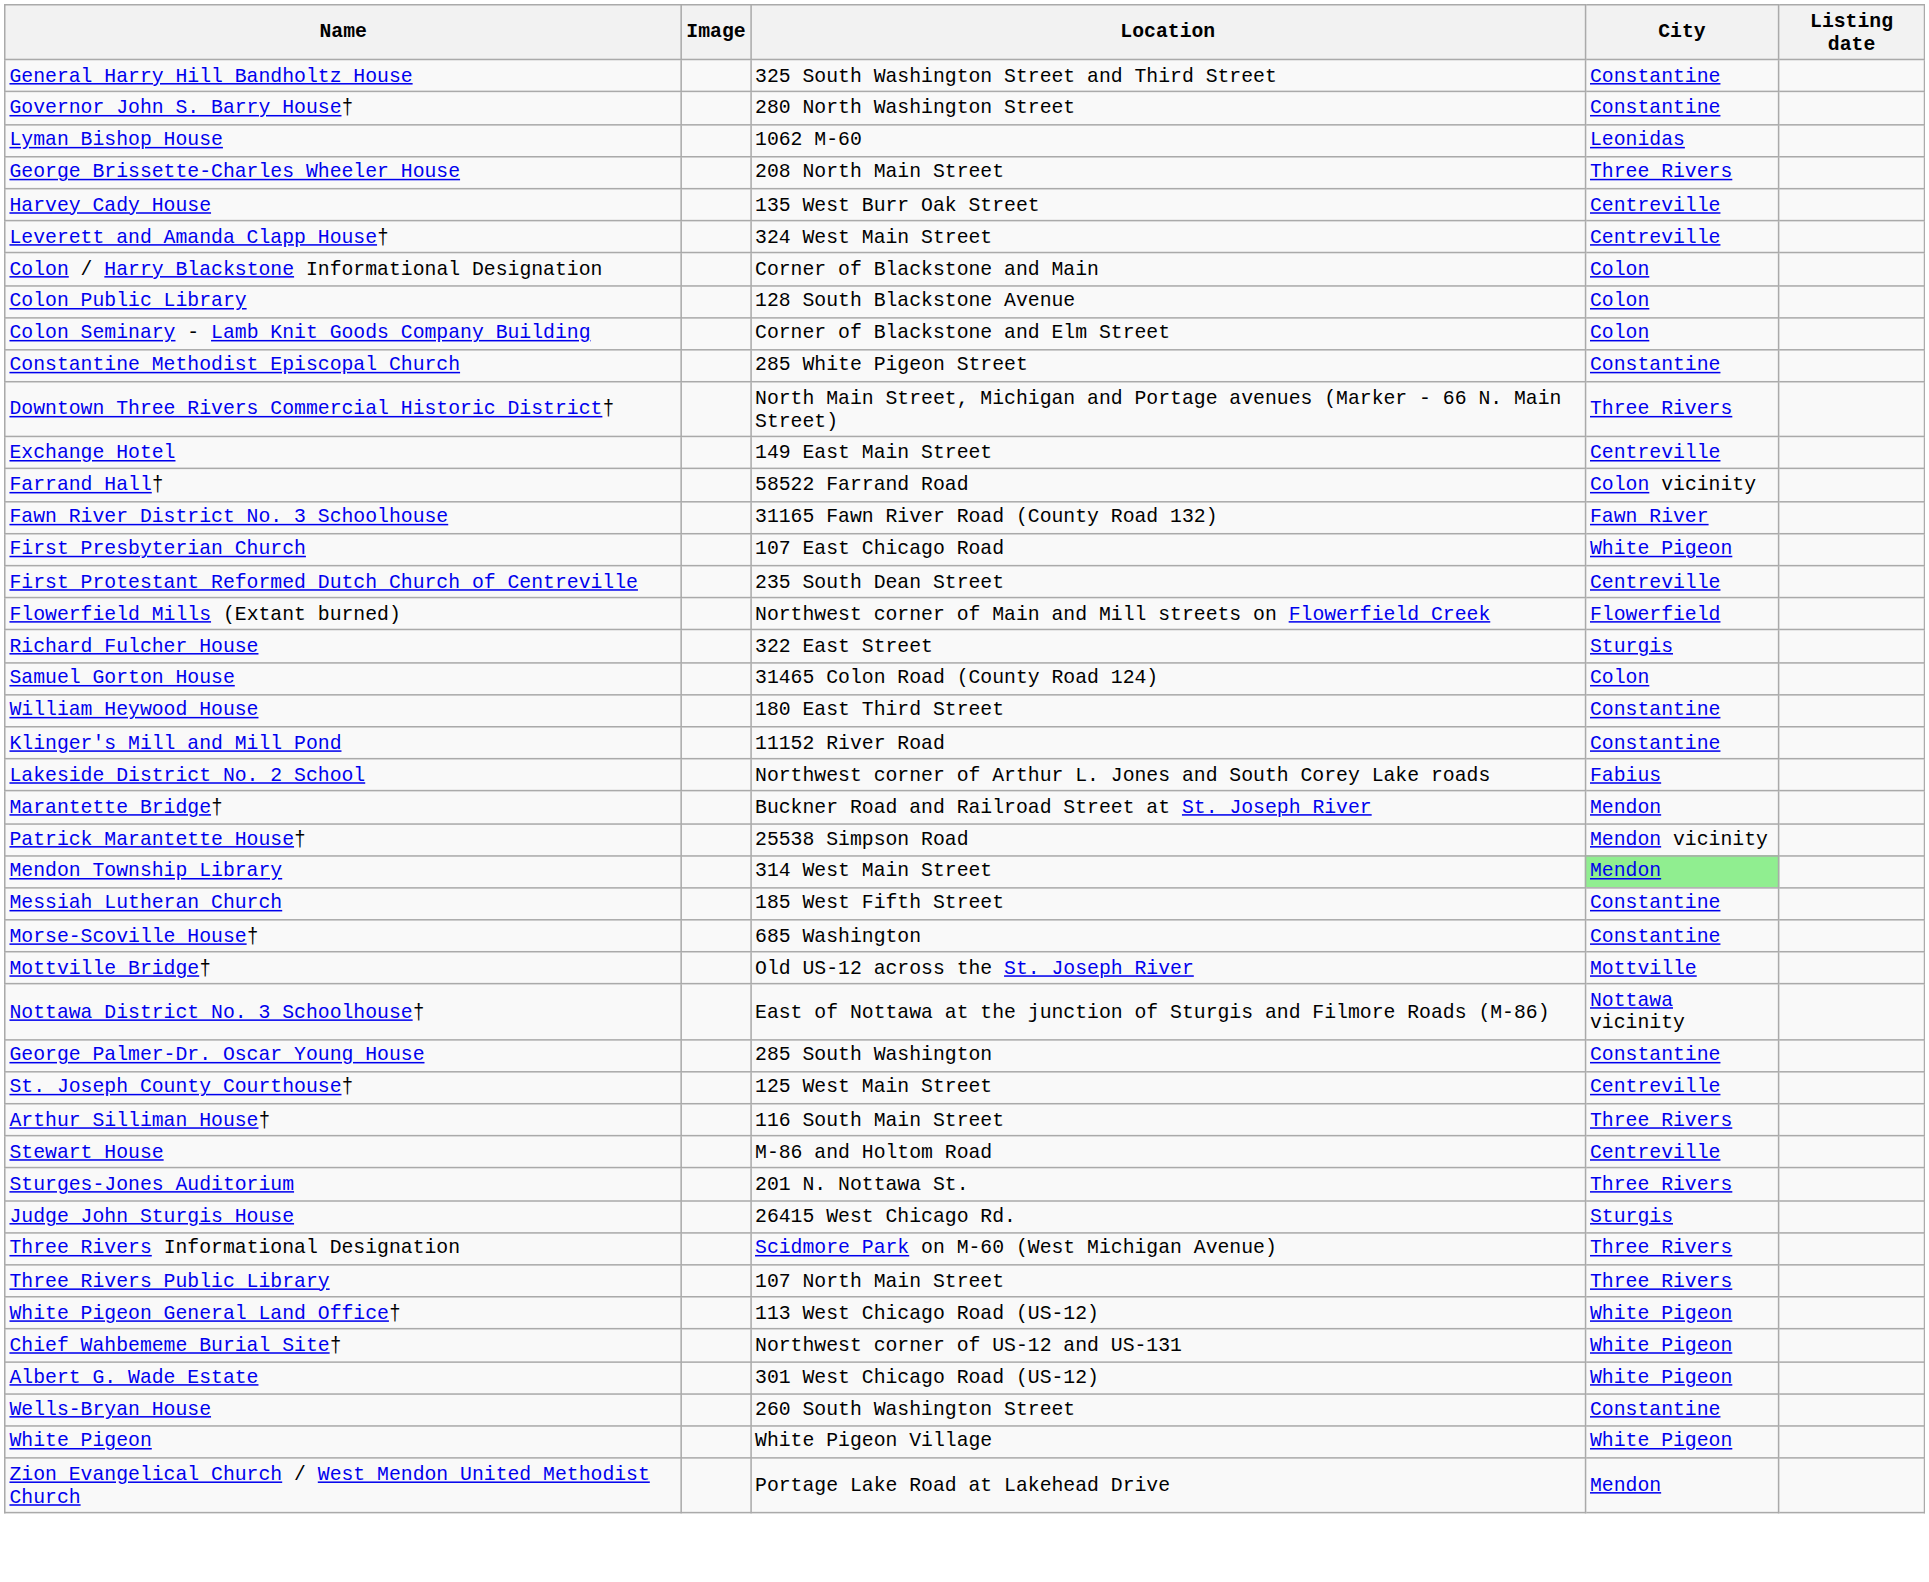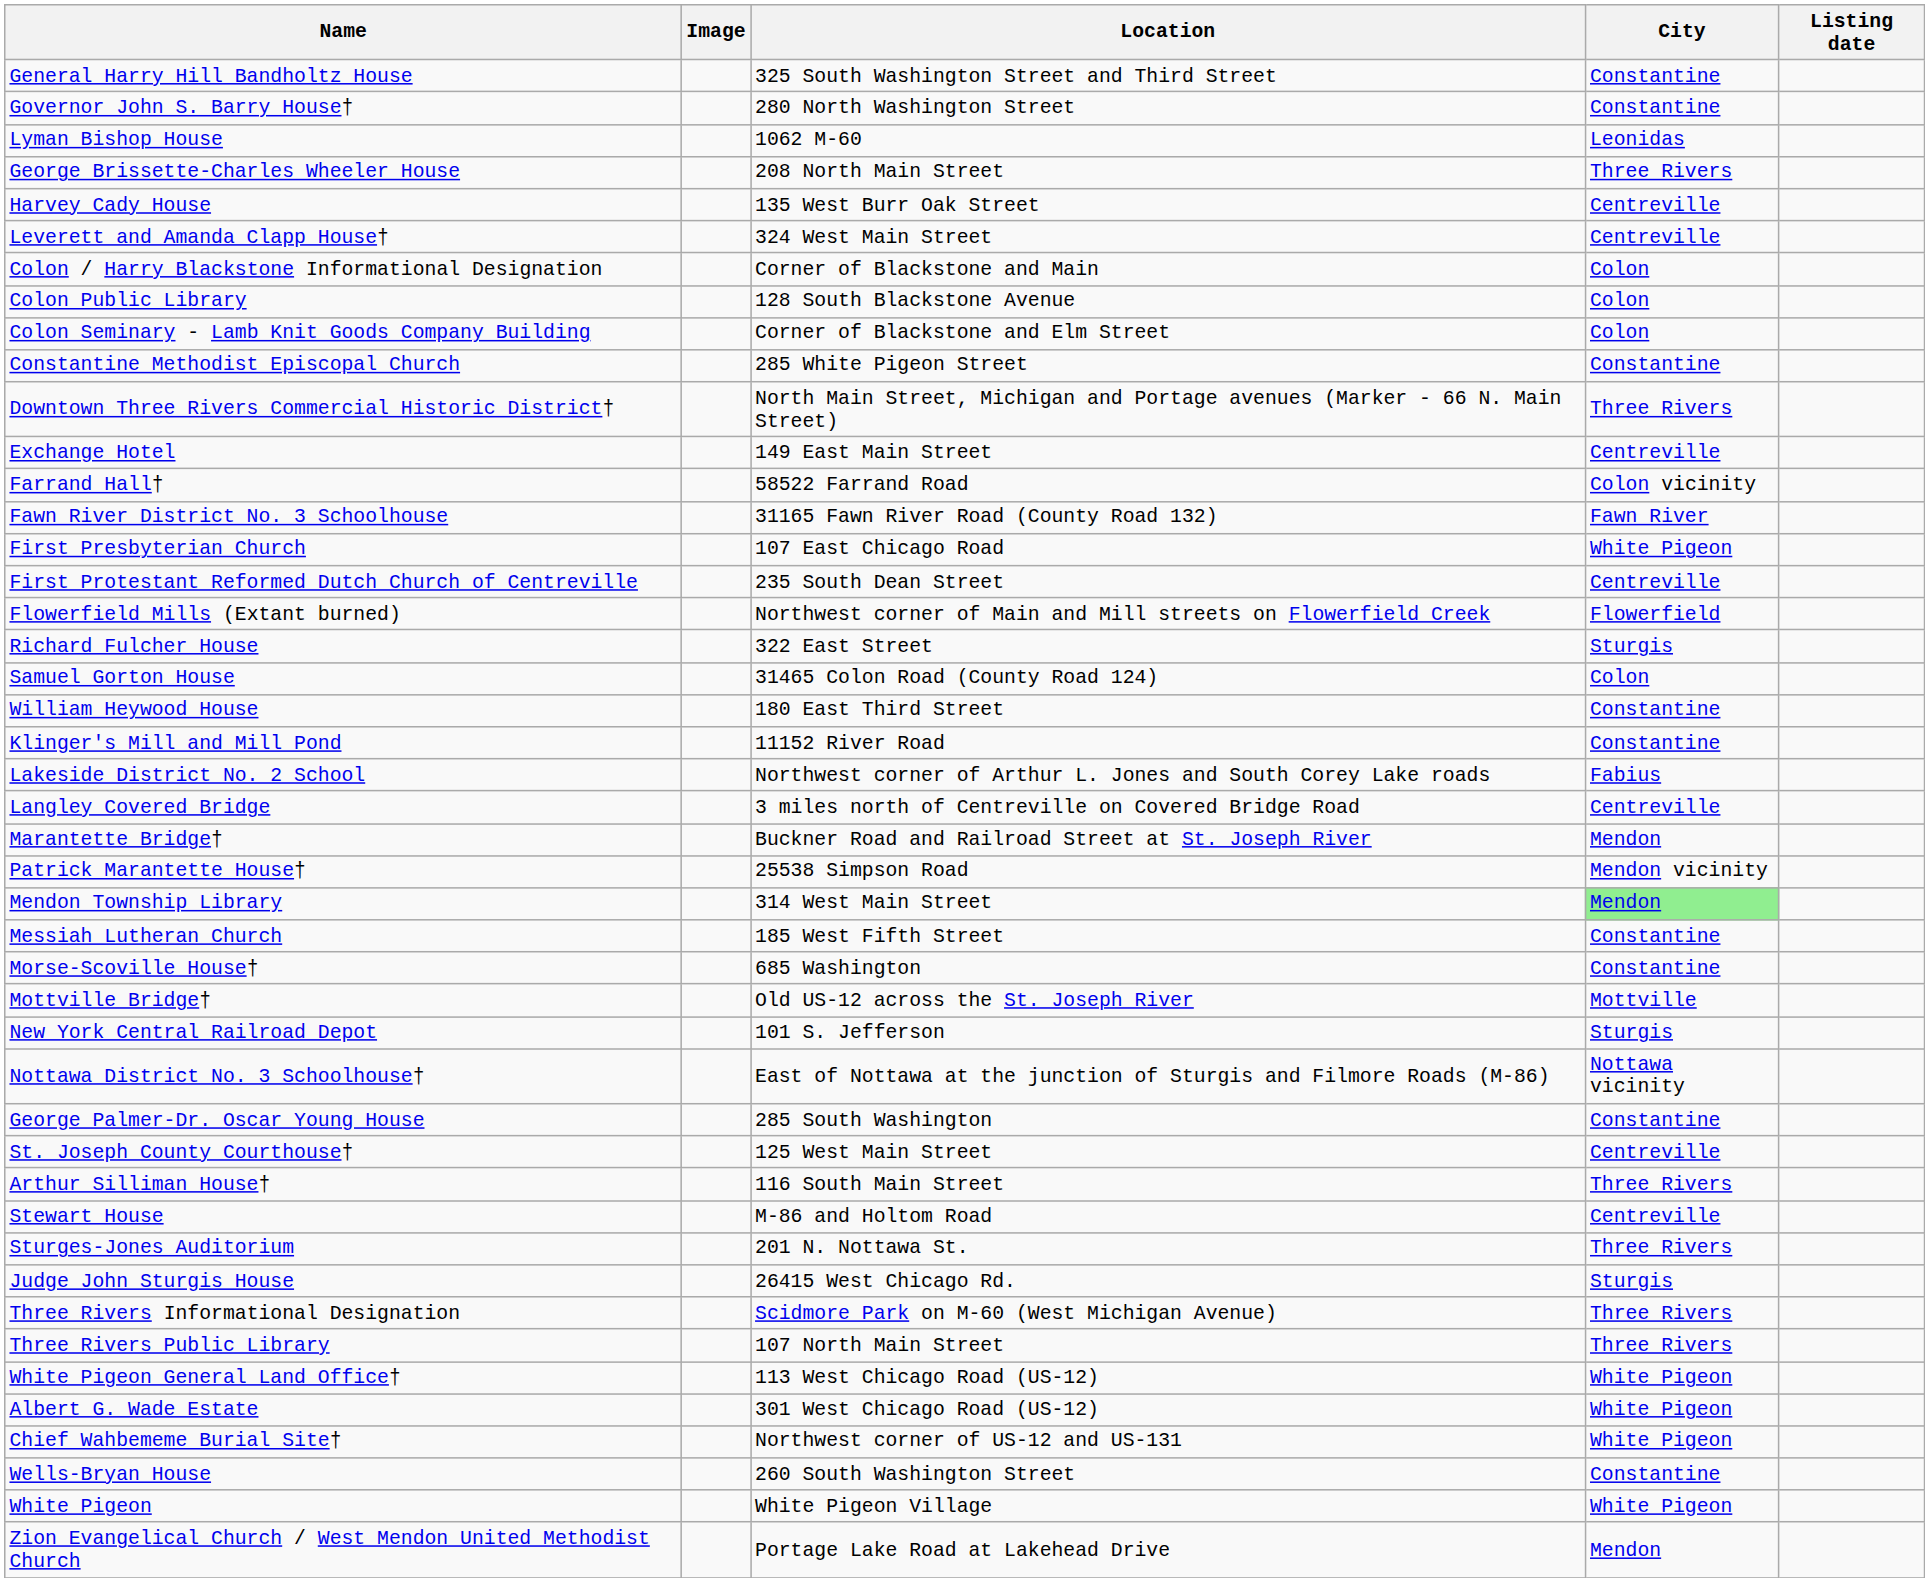+ row: (140, 807)
+ row: (193, 1033)
rows swapped: (134, 1377) <-> (175, 1345)
